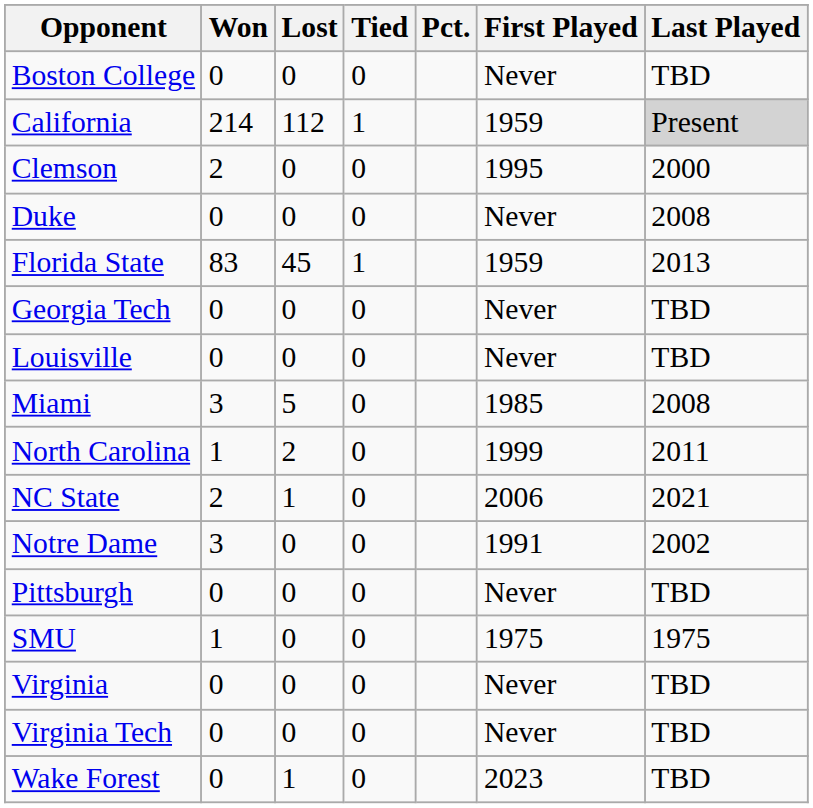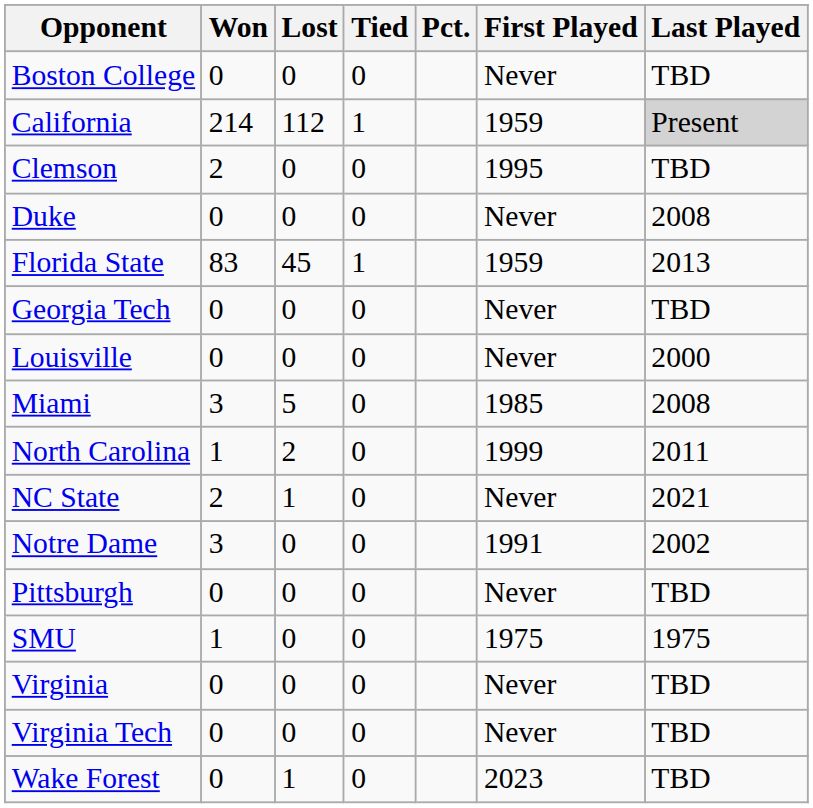(681, 168) 2000 -> (681, 168) TBD
(681, 356) TBD -> (681, 356) 2000
(514, 497) 2006 -> (520, 497) Never
